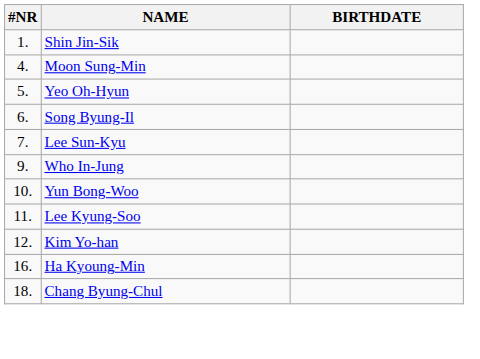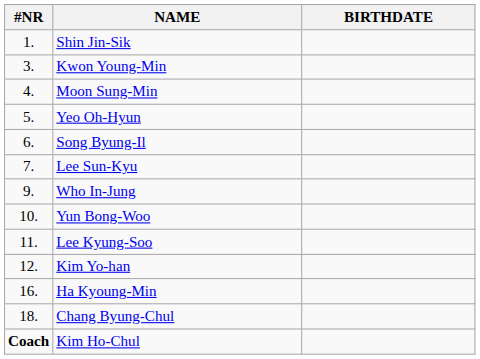+ row: (111, 67)
+ row: (98, 341)
